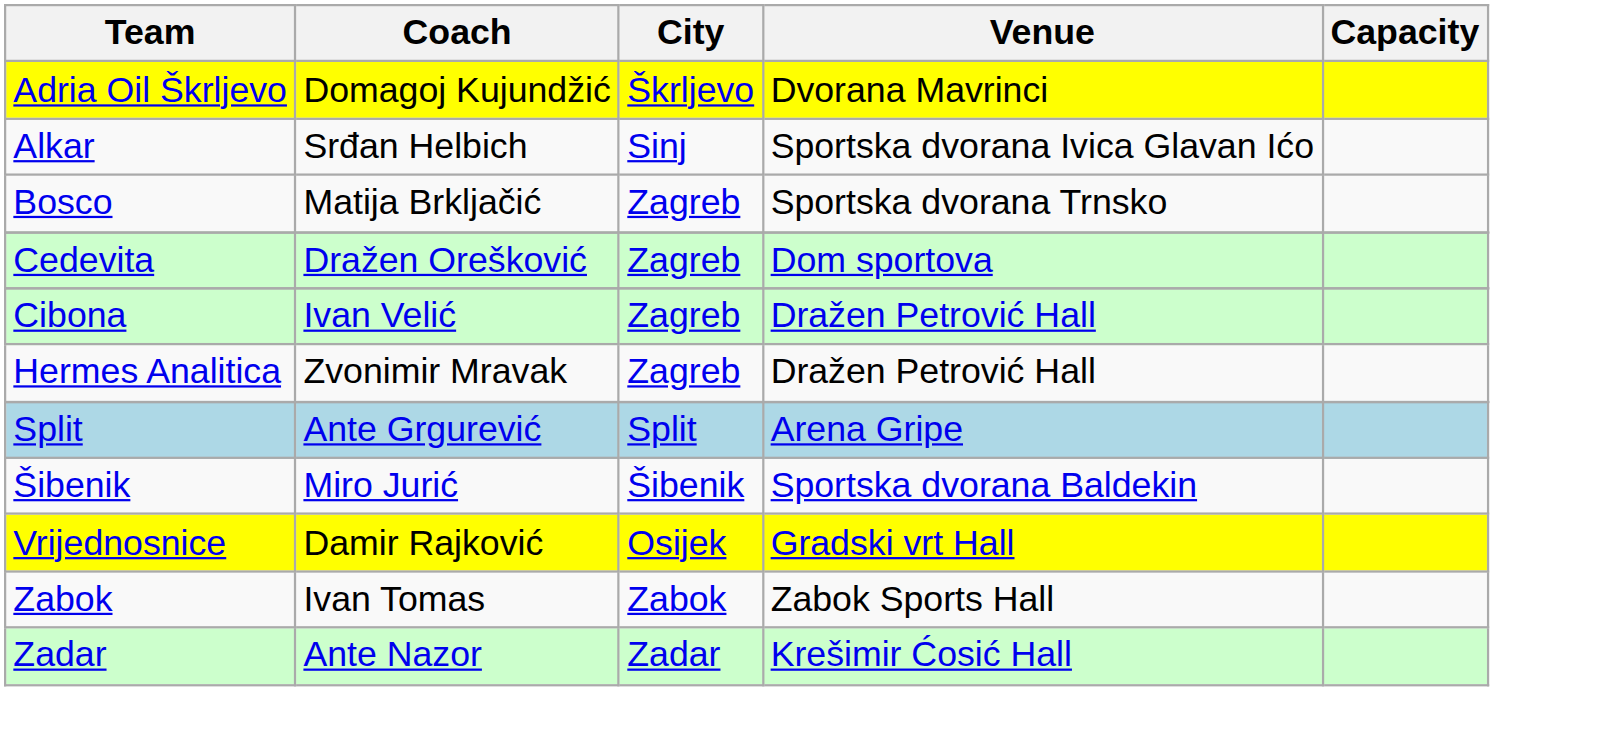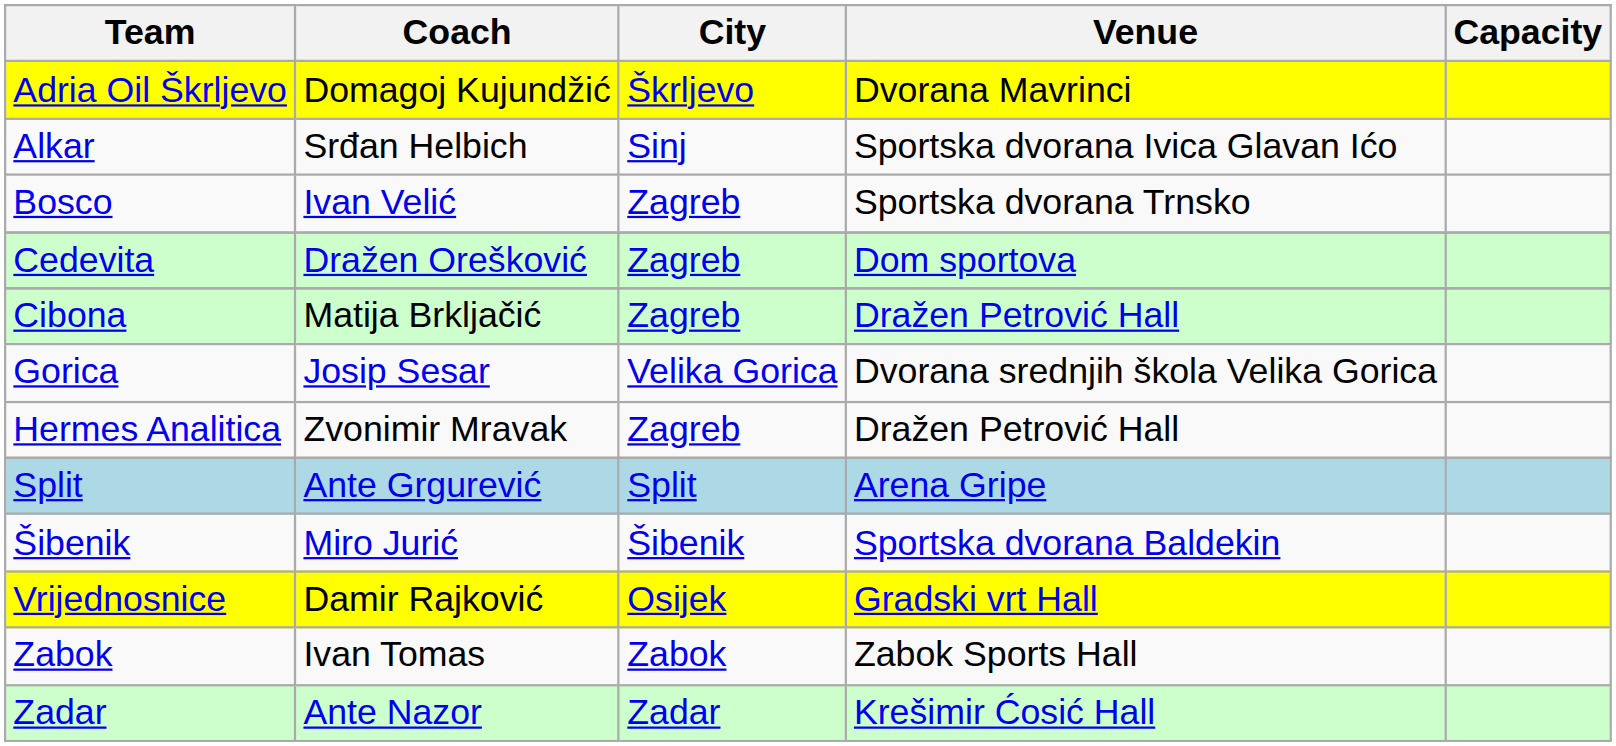(422, 202) Matija Brkljačić -> (380, 202) Ivan Velić
(380, 315) Ivan Velić -> (422, 315) Matija Brkljačić
+ row: (66, 372)
